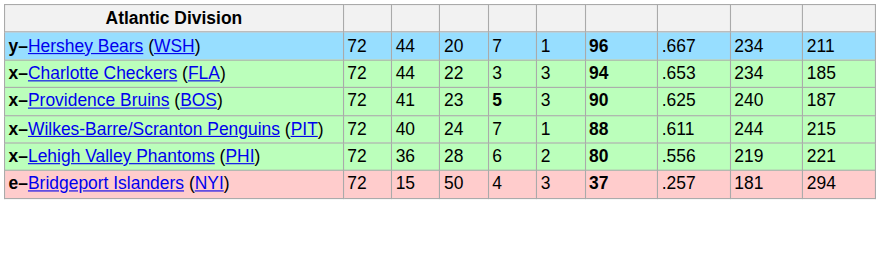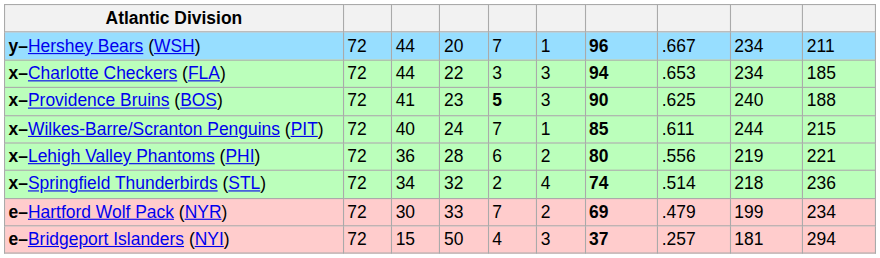(821, 101) 187 -> (821, 101) 188
(599, 128) 88 -> (599, 128) 85
+ row: (137, 184)
+ row: (118, 211)
